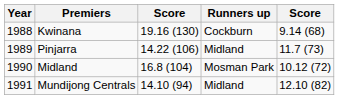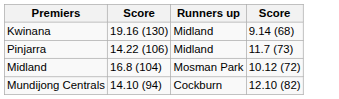- column: (20, 13)
(228, 31) Cockburn -> (193, 31) Midland
(224, 85) Midland -> (198, 85) Cockburn
